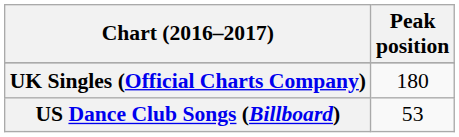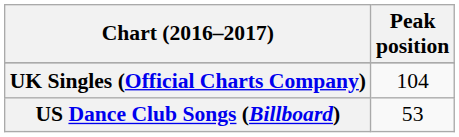(413, 80) 180 -> (413, 80) 104
